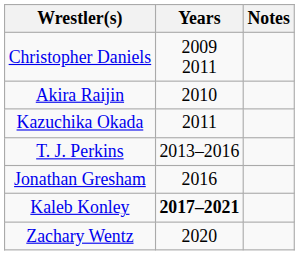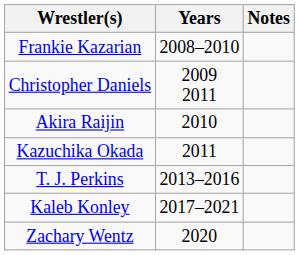+ row: (80, 46)
- row: (80, 179)
(199, 207) bold -> (199, 207) normal
